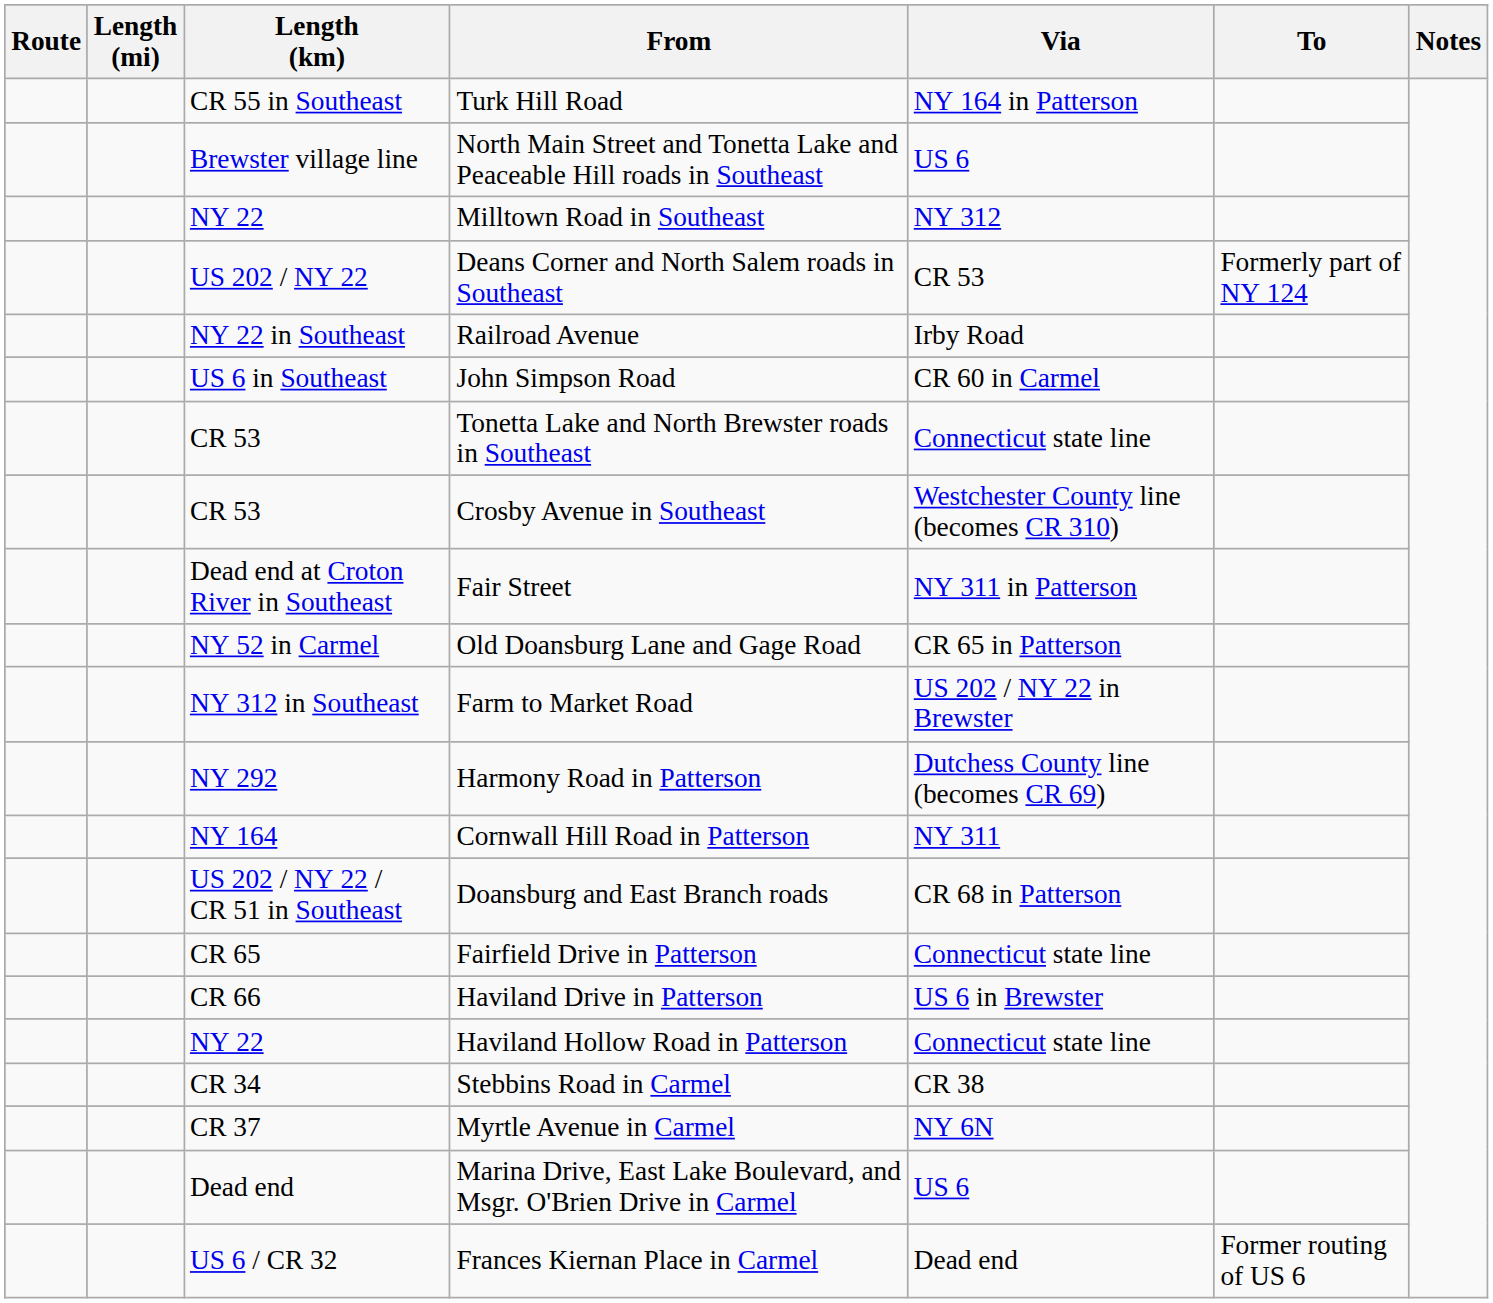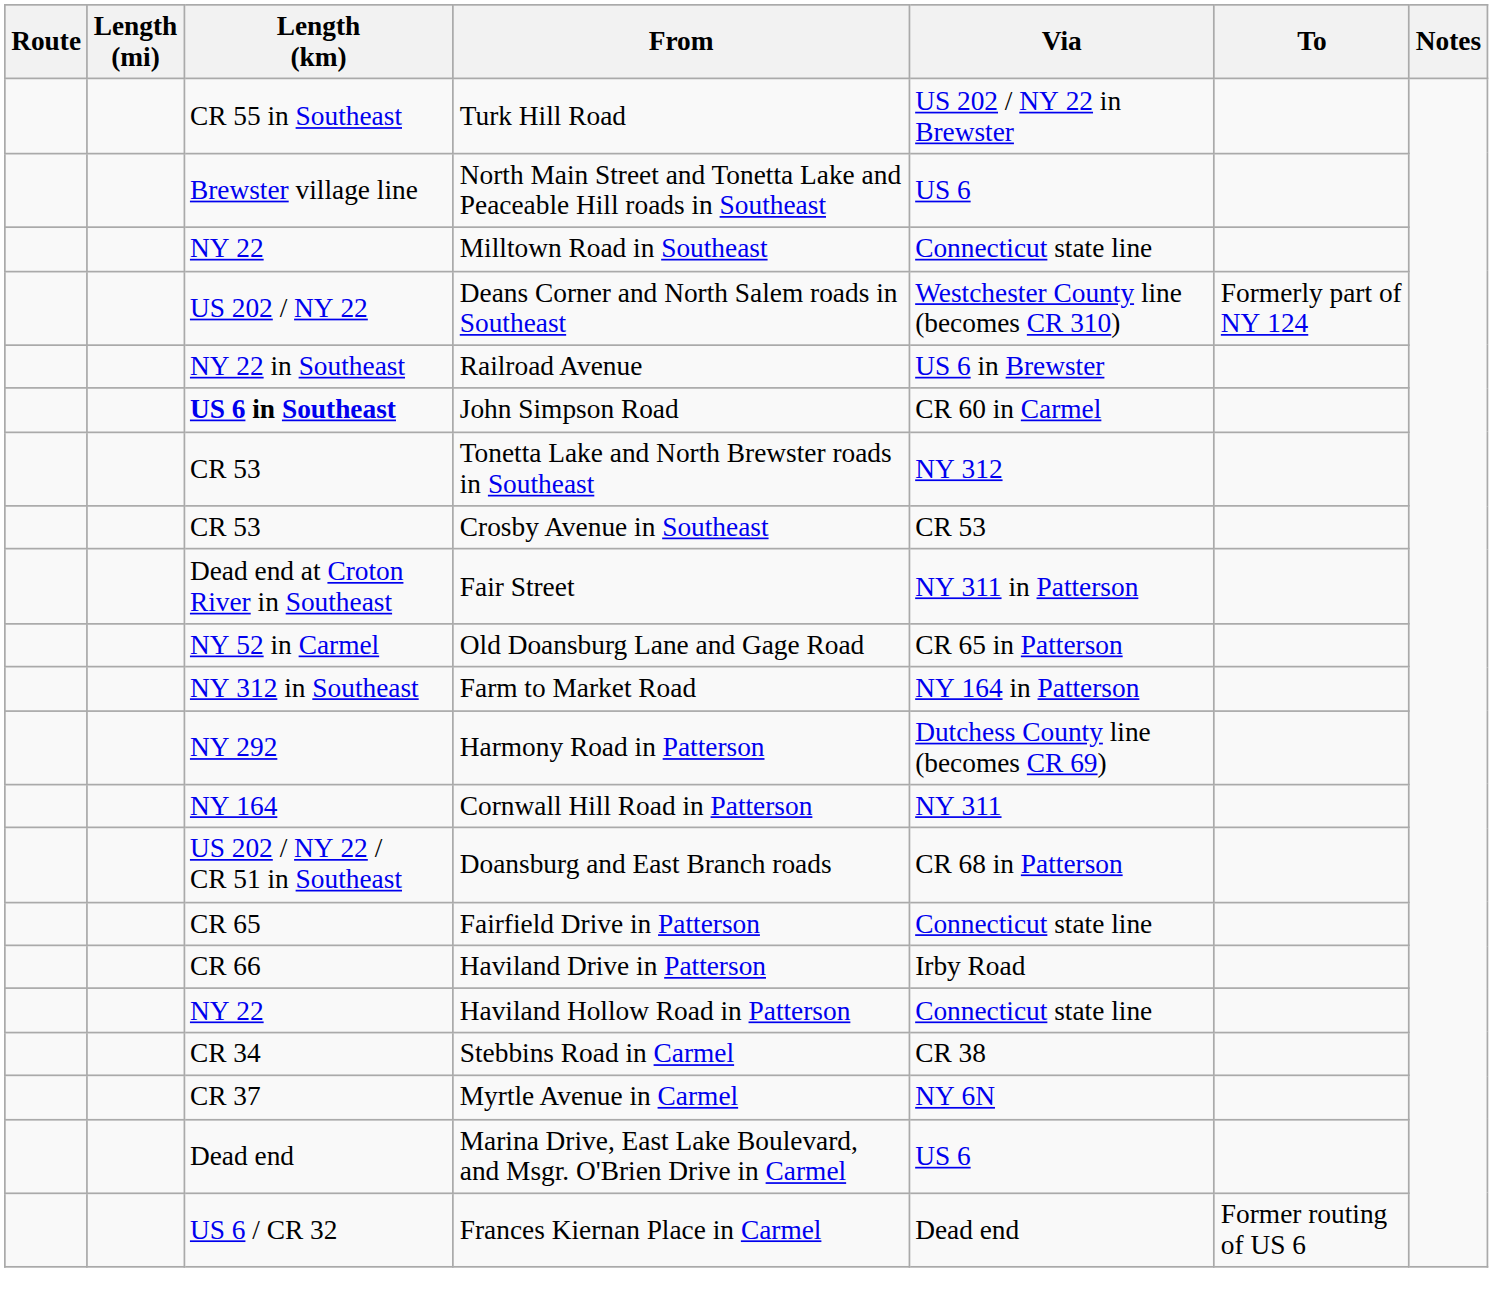(1026, 100) NY 164 in Patterson -> (1018, 115) US 202 / NY 22 in Brewster
(957, 217) NY 312 -> (1034, 248) Connecticut state line
(949, 276) CR 53 -> (1049, 307) Westchester County line (becomes CR 310)
(969, 335) Irby Road -> (1010, 366) US 6 in Brewster
(288, 378) normal -> (293, 409) bold
(1032, 437) Connecticut state line -> (959, 468) NY 312
(1047, 511) Westchester County line (becomes CR 310) -> (951, 527) CR 53
(1017, 703) US 202 / NY 22 in Brewster -> (1027, 688) NY 164 in Patterson
(1008, 997) US 6 in Brewster -> (970, 966) Irby Road
